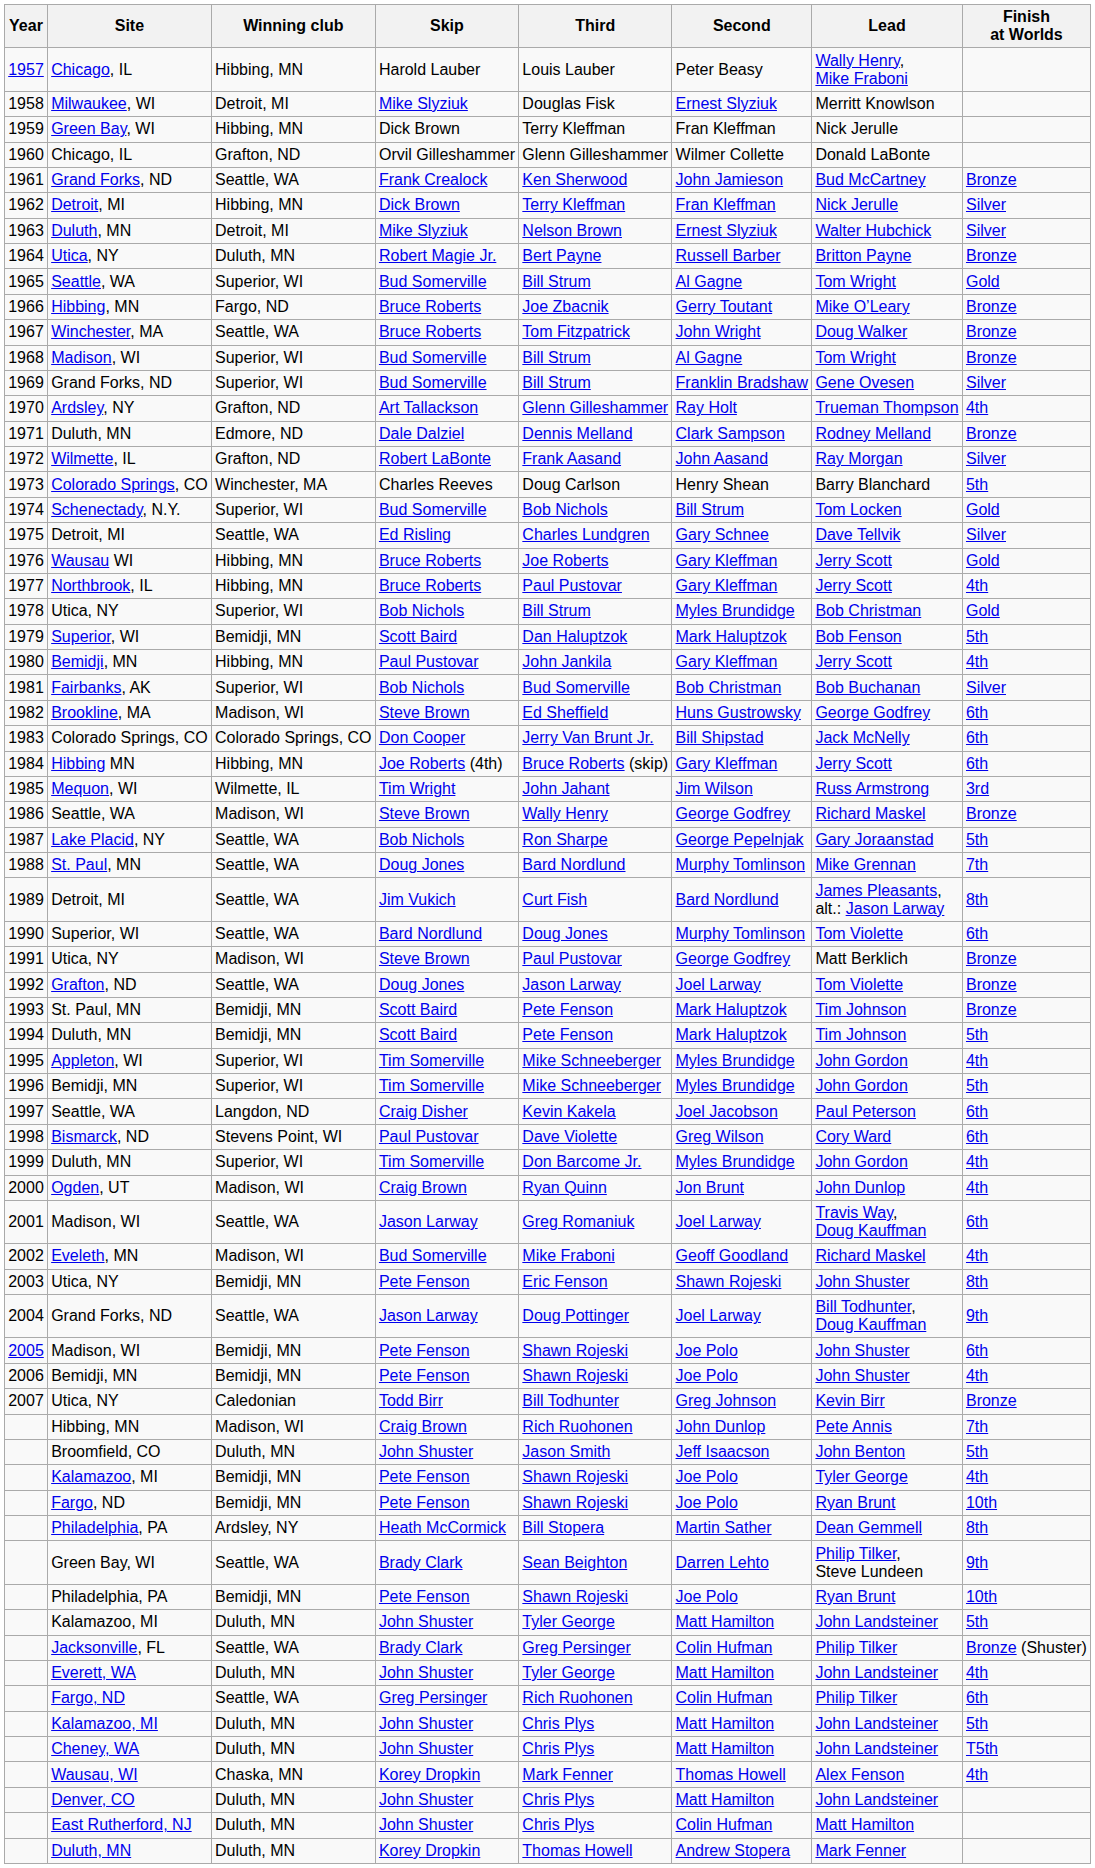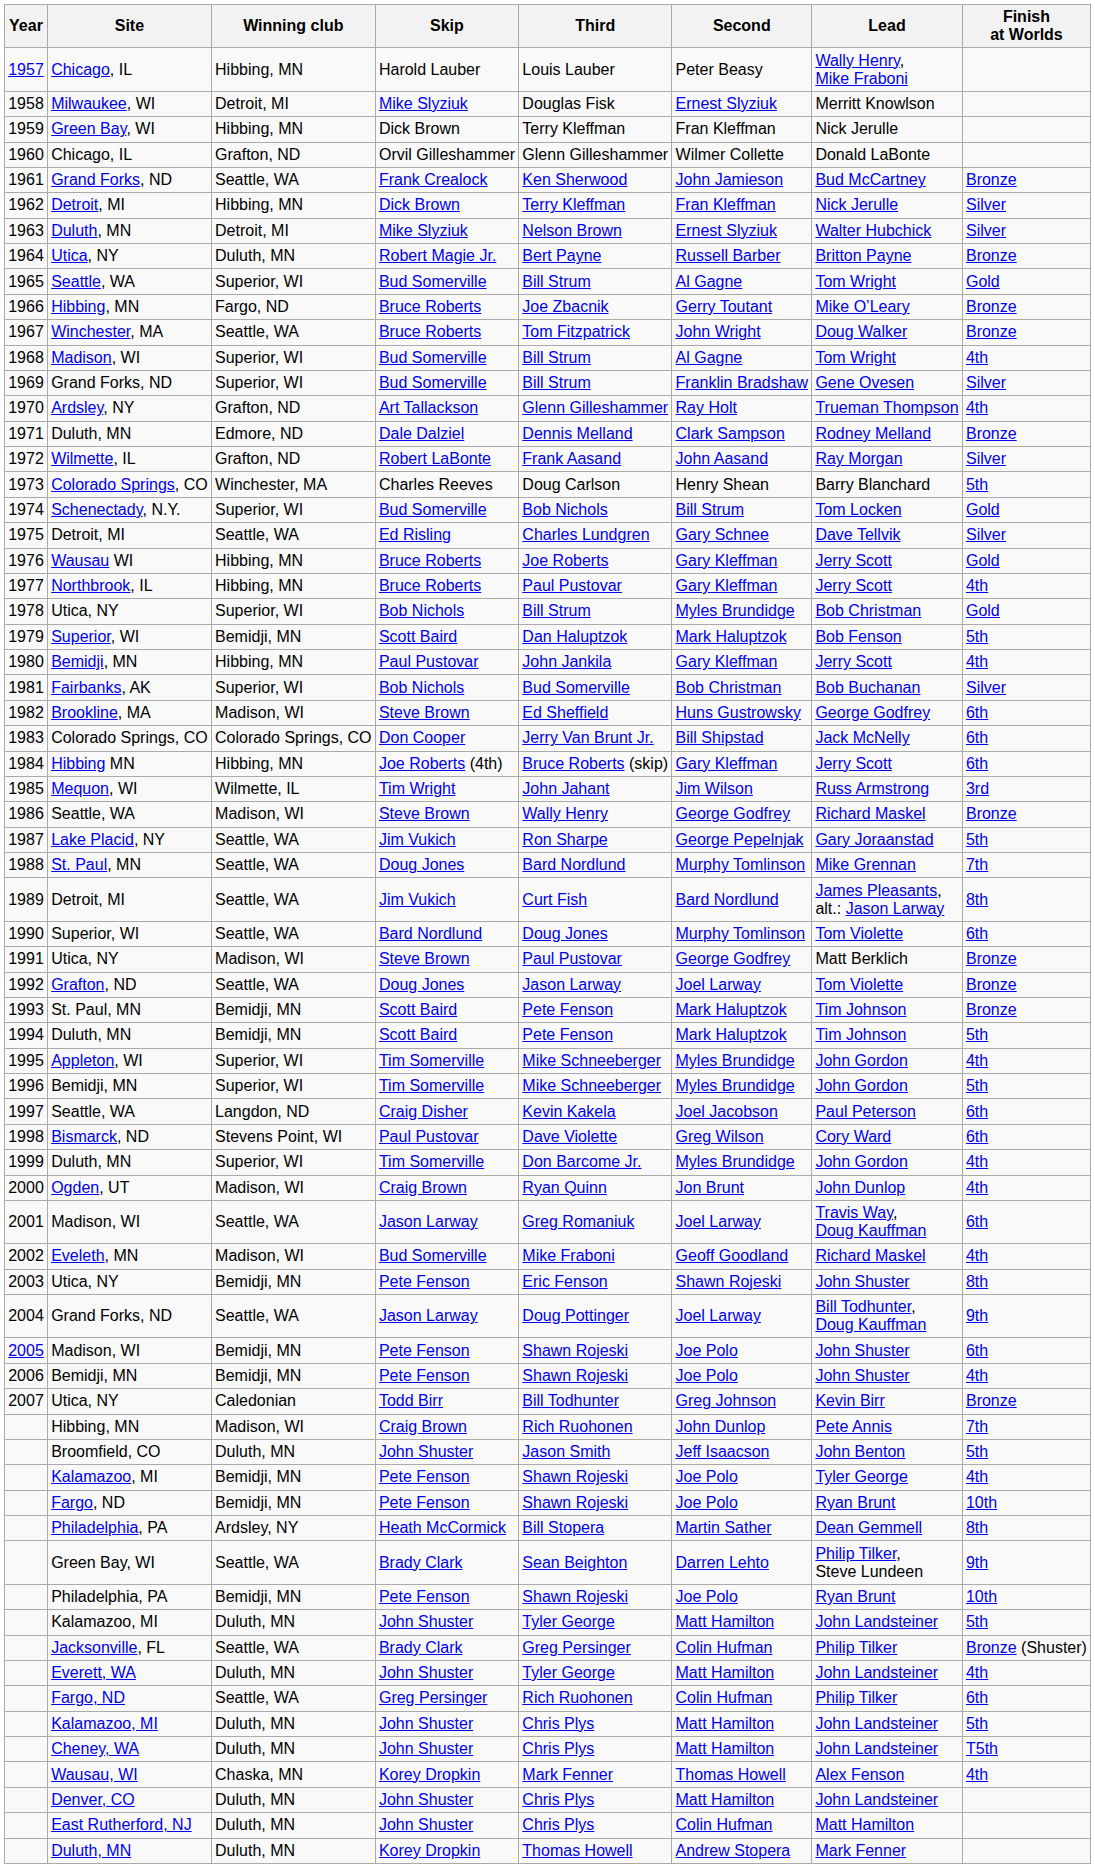(991, 357) Bronze -> (977, 357) 4th
(422, 839) Bob Nichols -> (417, 839) Jim Vukich
